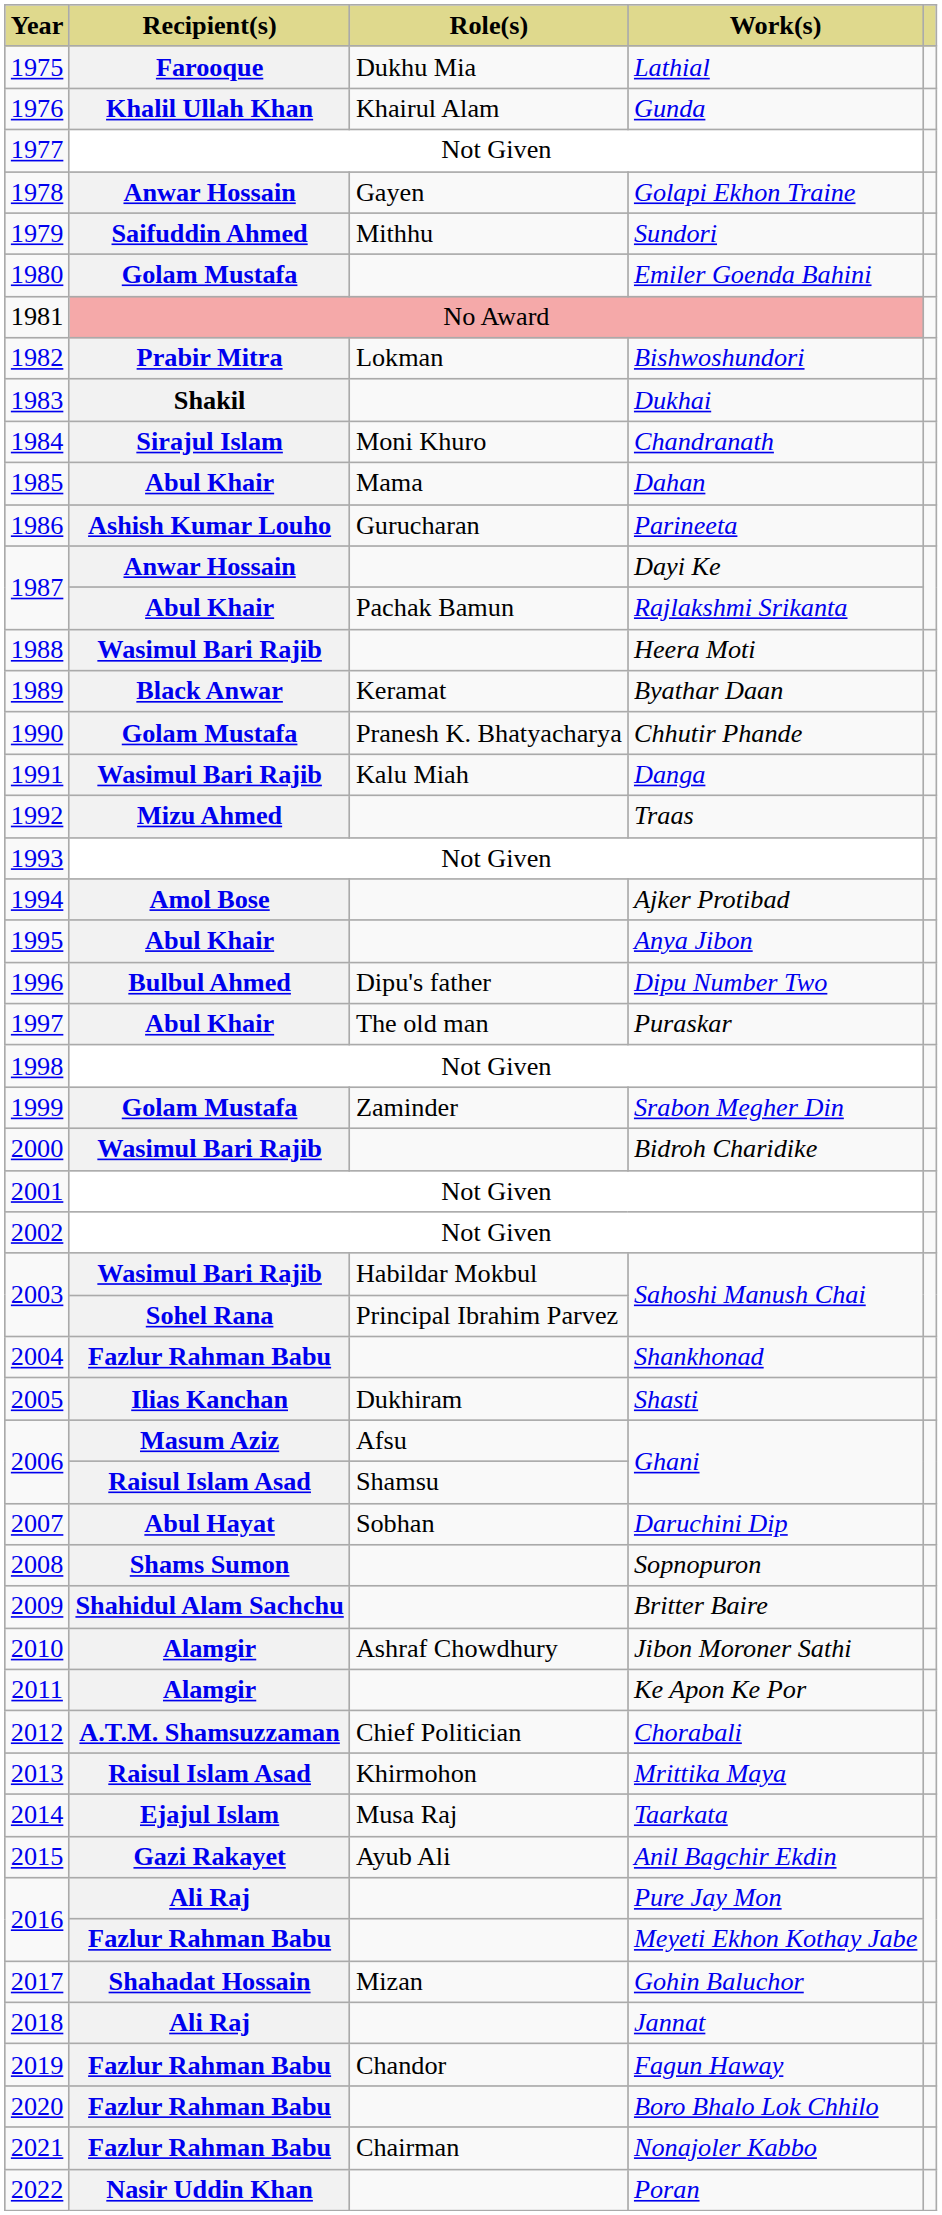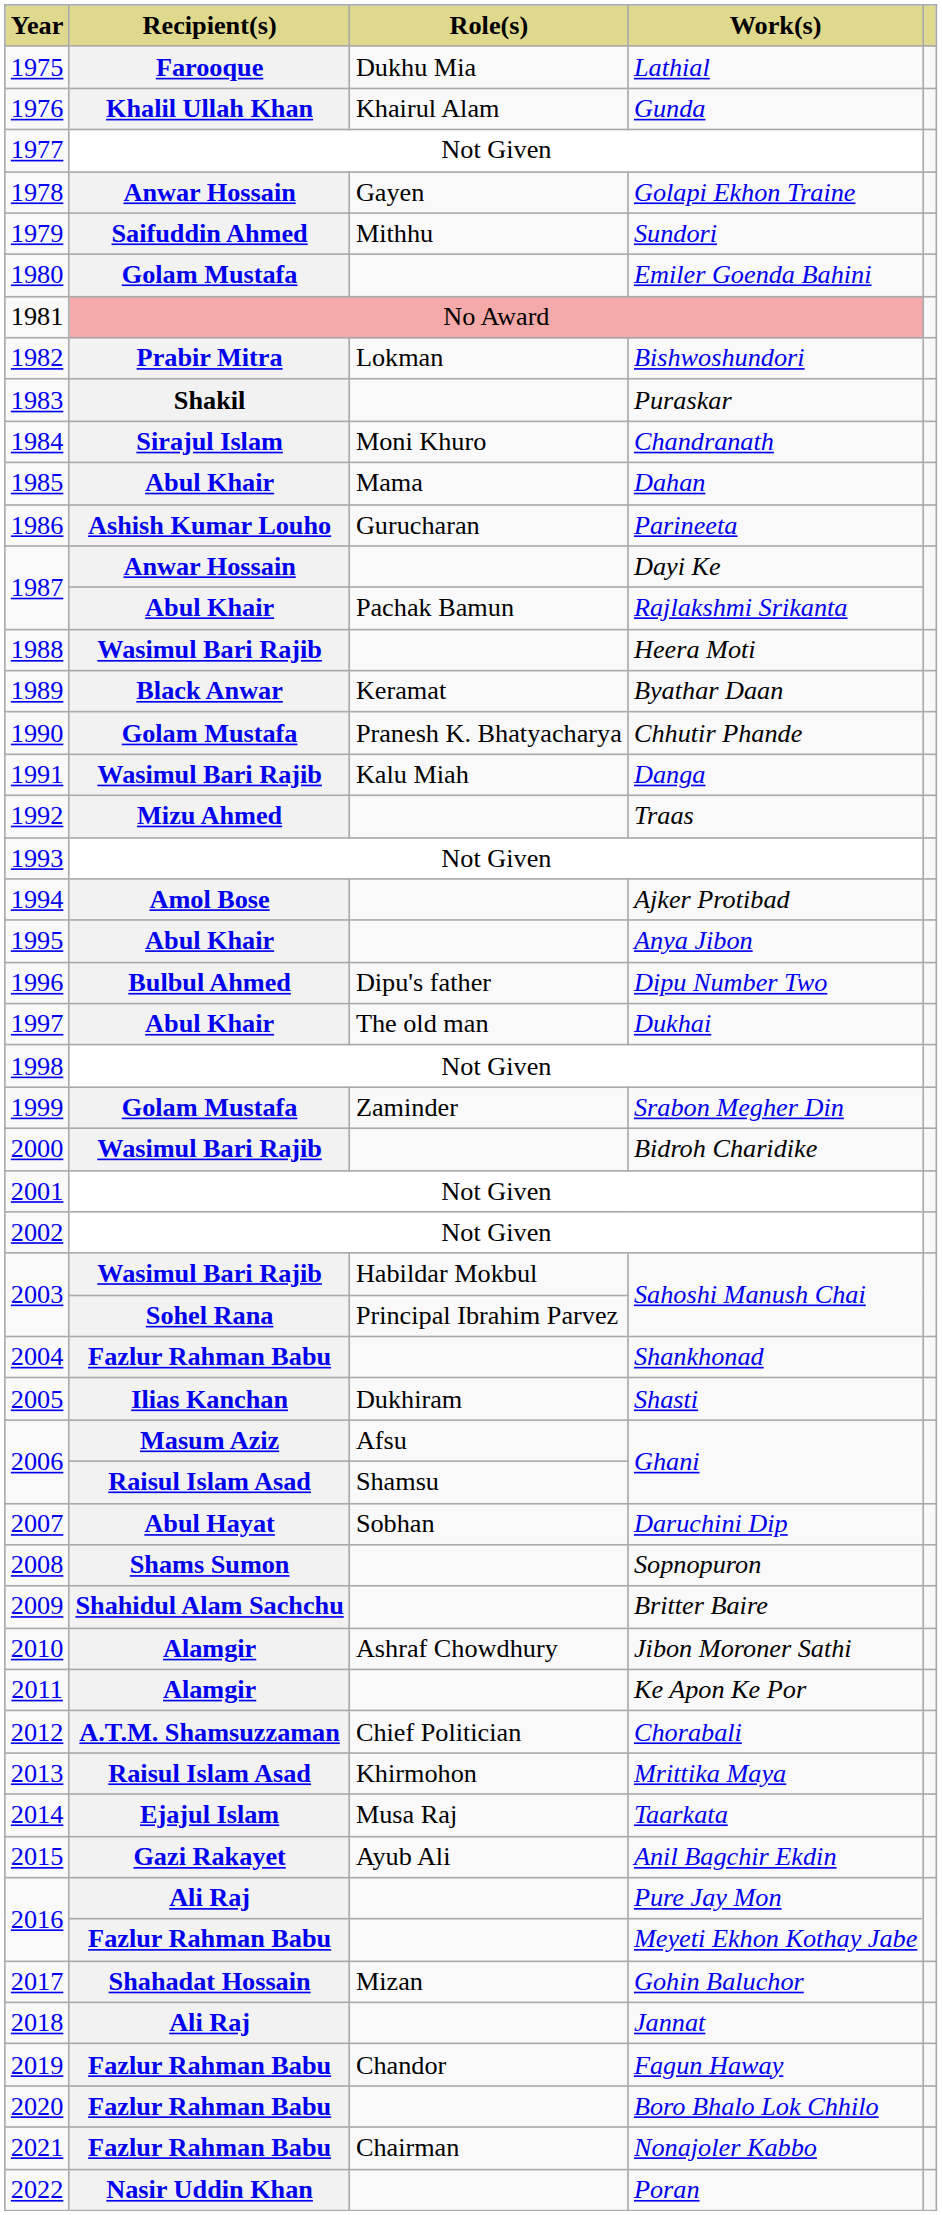(673, 399) Dukhai -> (683, 399) Puraskar
(683, 1024) Puraskar -> (673, 1024) Dukhai
